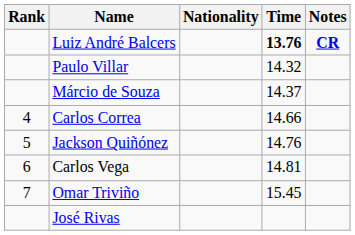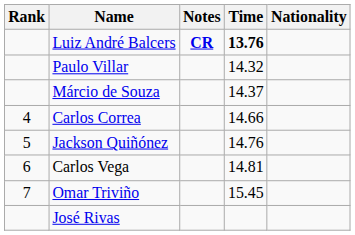columns swapped: (221, 17) <-> (328, 17)
